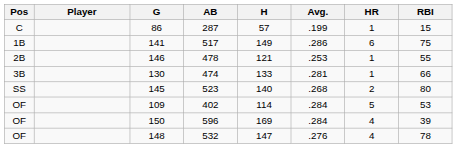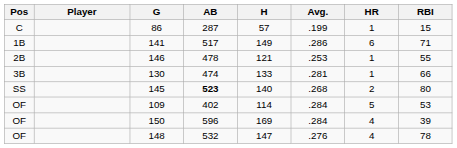(425, 43) 75 -> (425, 43) 71
(210, 89) normal -> (210, 89) bold
